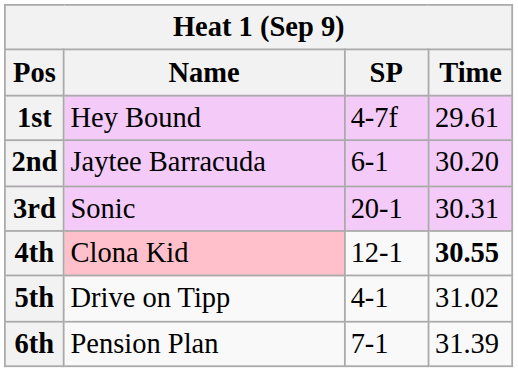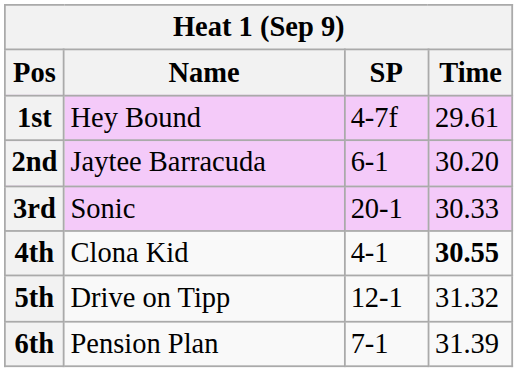(467, 207) 30.31 -> (467, 207) 30.33
(129, 252) pink background -> (129, 252) no background
(377, 252) 12-1 -> (370, 252) 4-1
(370, 298) 4-1 -> (377, 298) 12-1
(467, 298) 31.02 -> (467, 298) 31.32
